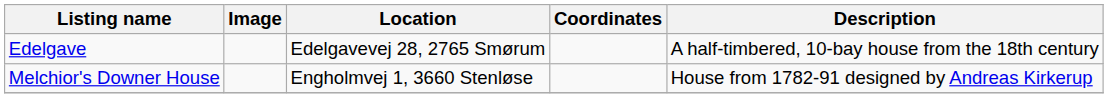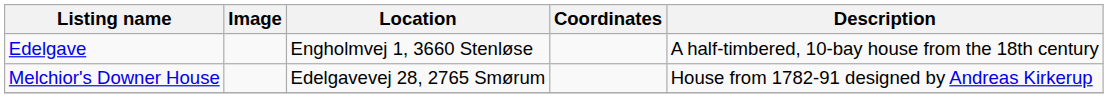(418, 48) Edelgavevej 28, 2765 Smørum -> (412, 48) Engholmvej 1, 3660 Stenløse
(412, 78) Engholmvej 1, 3660 Stenløse -> (418, 78) Edelgavevej 28, 2765 Smørum
